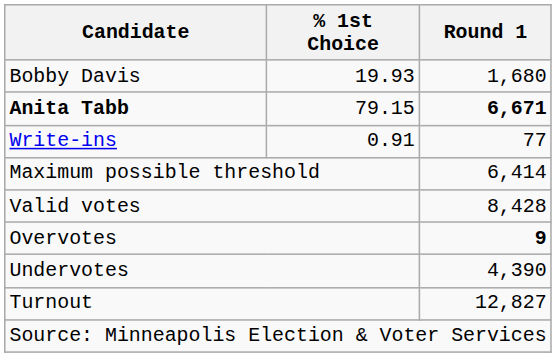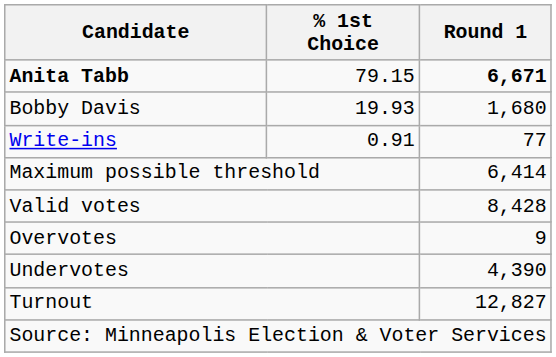rows swapped: (69, 109) <-> (75, 76)
(541, 238) bold -> (541, 238) normal
